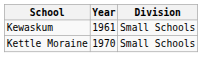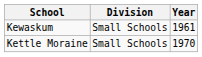columns swapped: (104, 12) <-> (158, 12)
